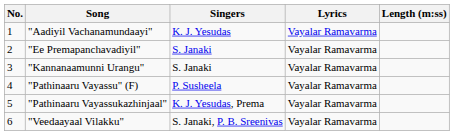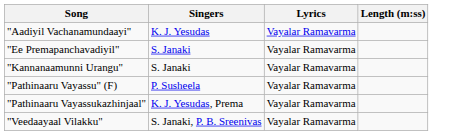- column: (15, 13)
